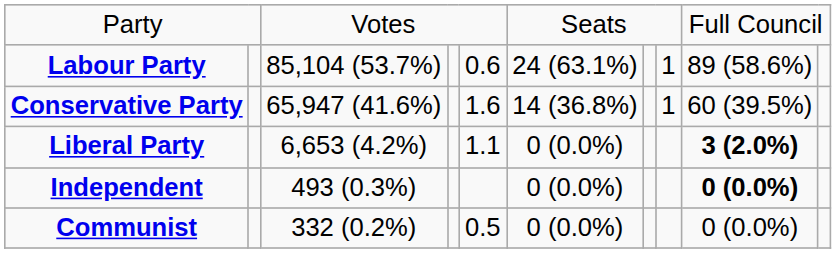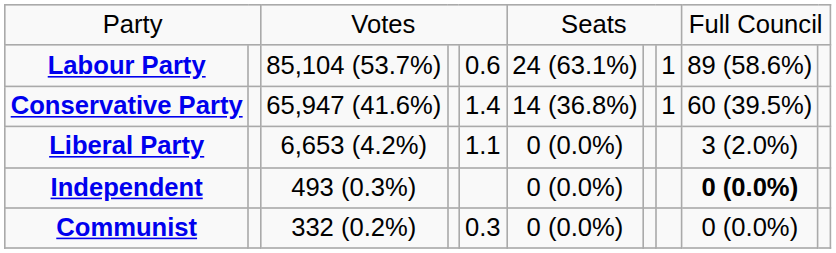(483, 106) 1.6 -> (483, 106) 1.4
(750, 146) bold -> (750, 146) normal
(483, 227) 0.5 -> (483, 227) 0.3
